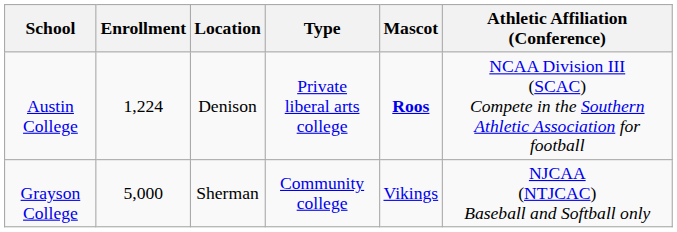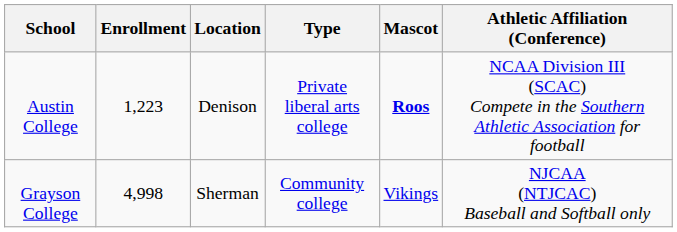(143, 105) 1,224 -> (143, 105) 1,223
(143, 193) 5,000 -> (143, 193) 4,998
